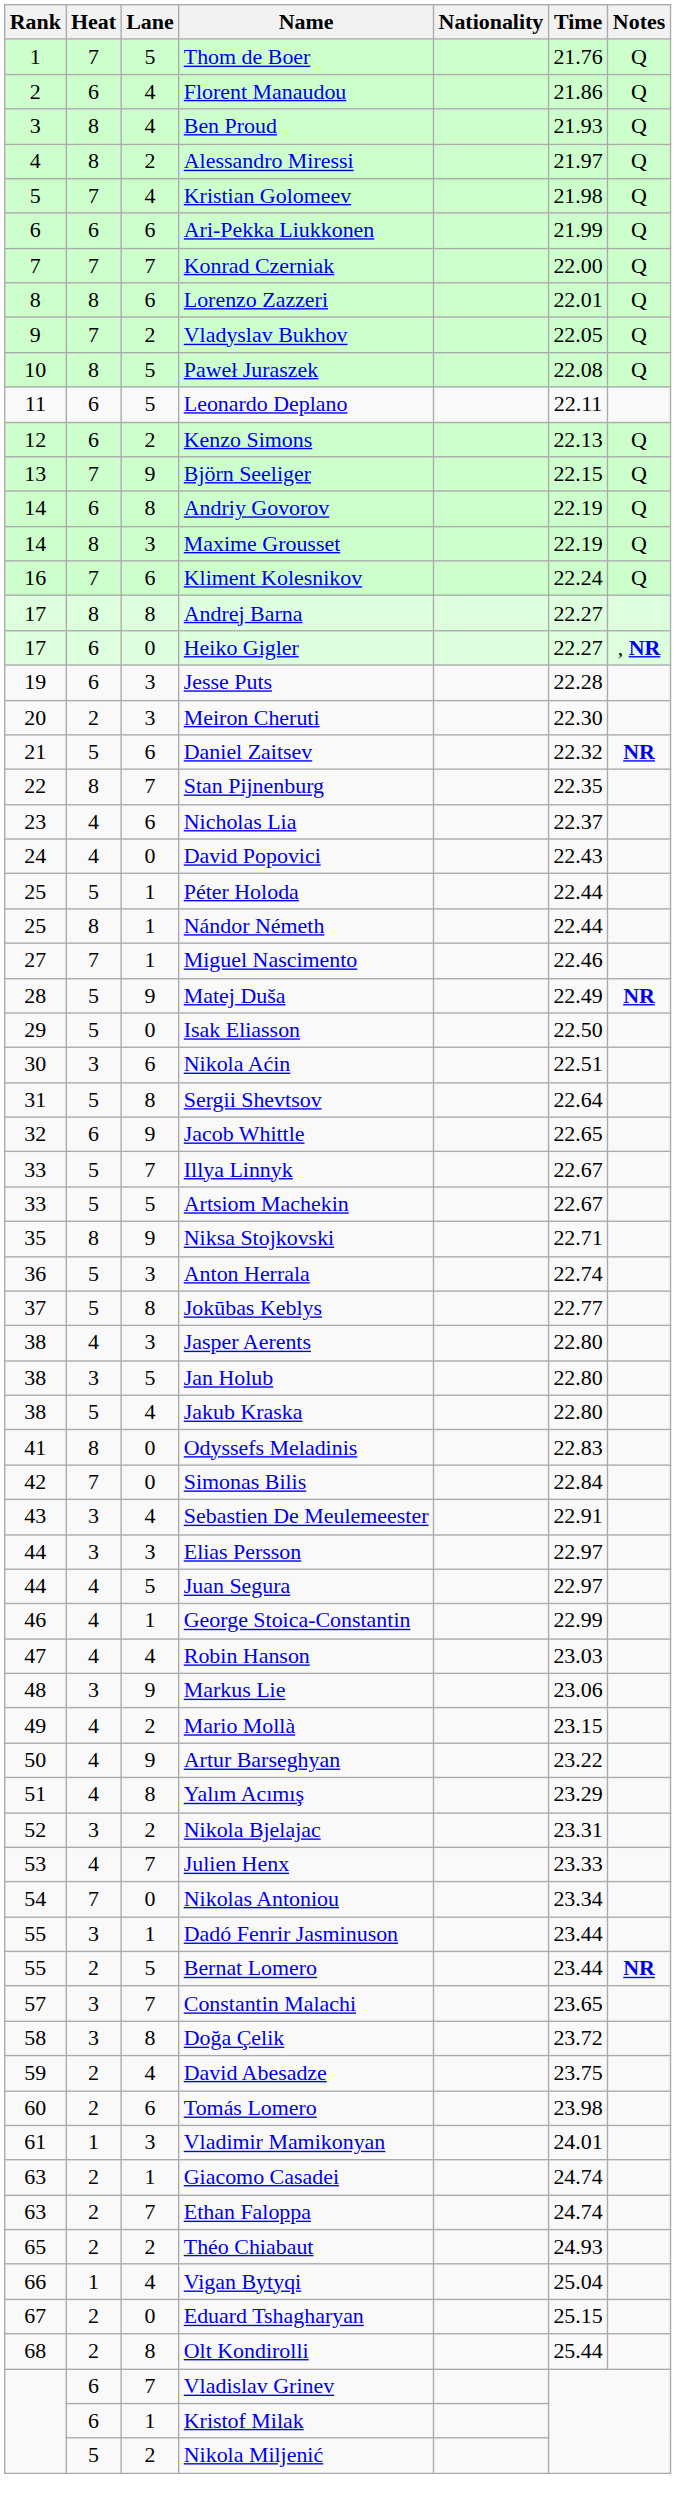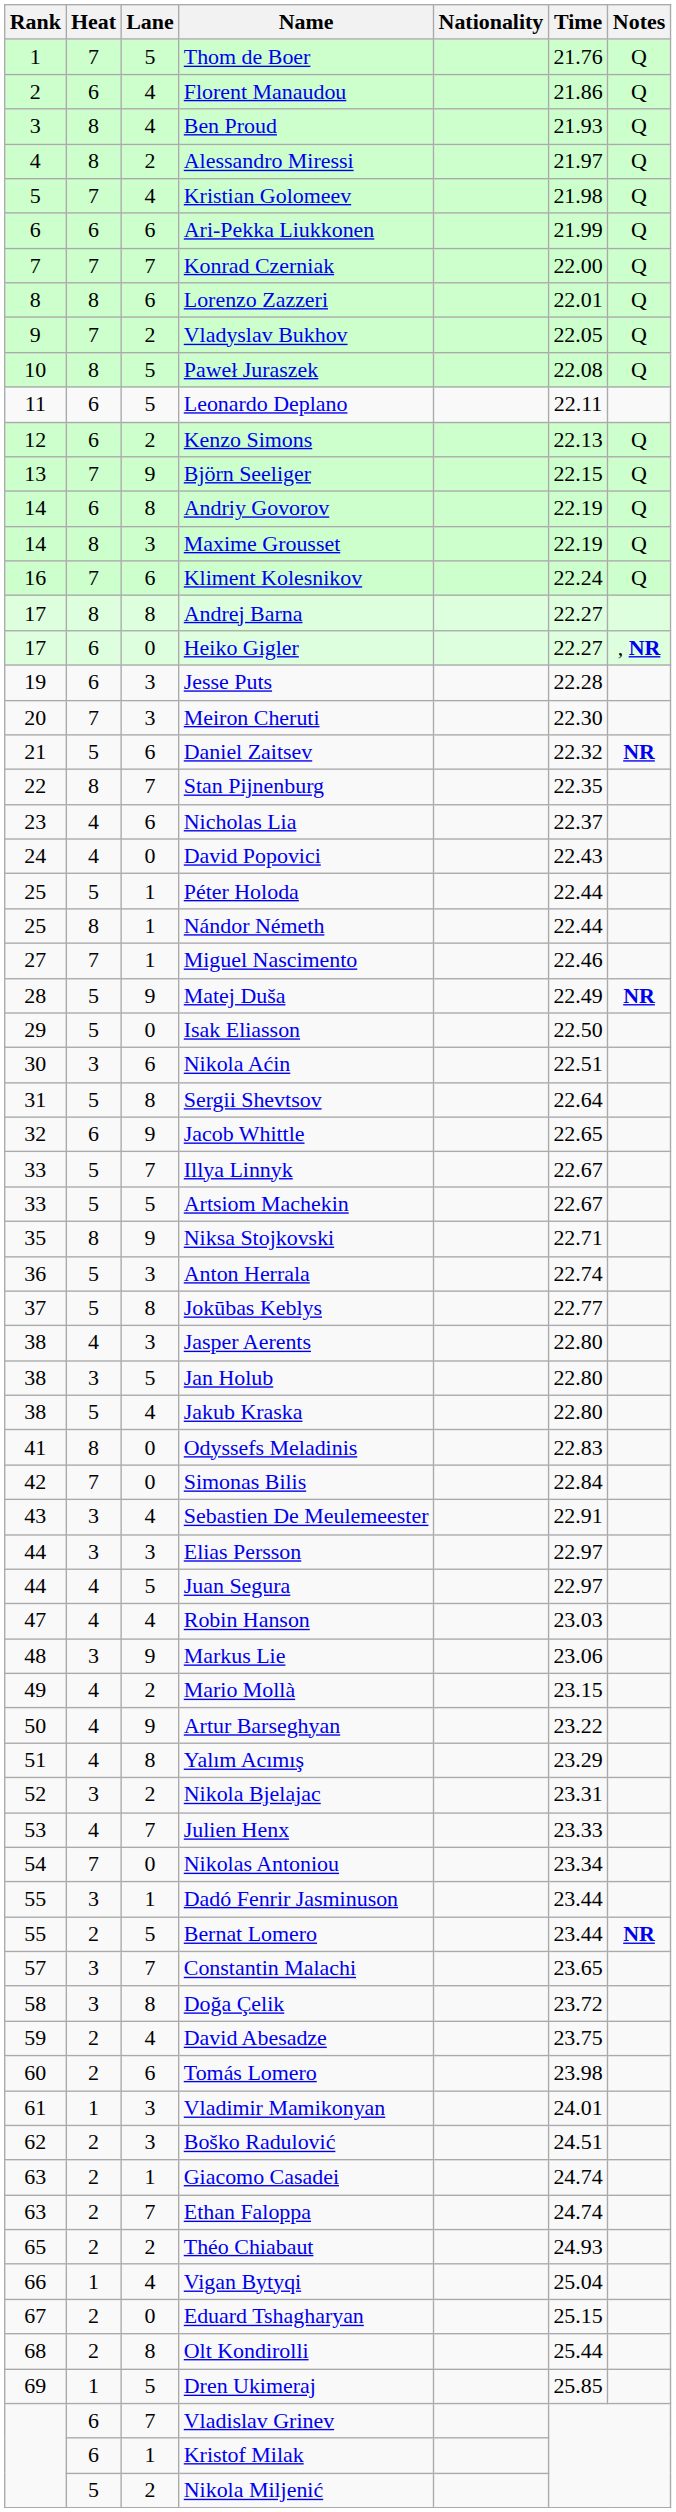(94, 717) 2 -> (94, 717) 7
- row: (297, 1621)
+ row: (260, 2142)
+ row: (250, 2385)
